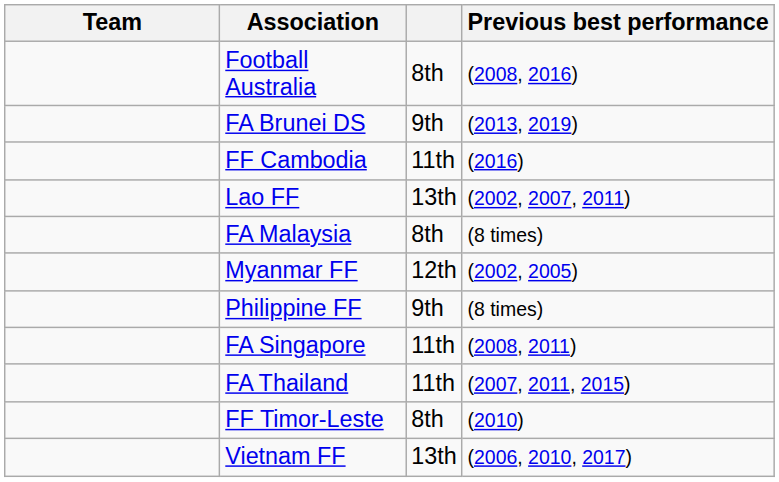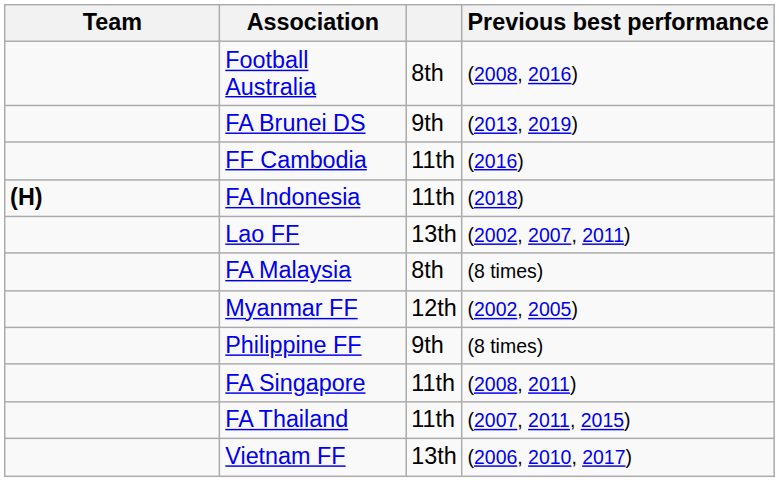+ row: (293, 197)
- row: (304, 419)
